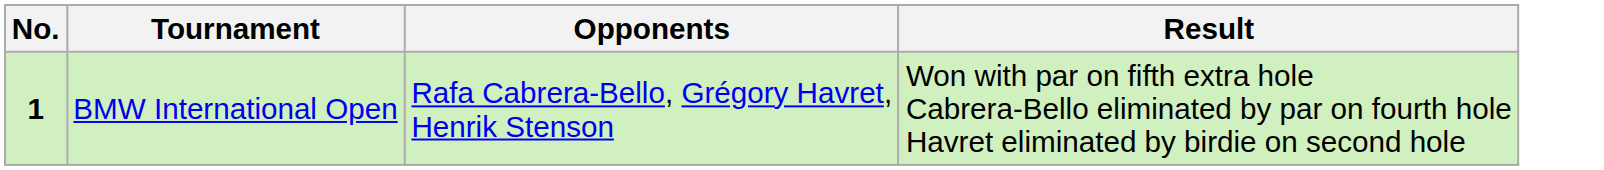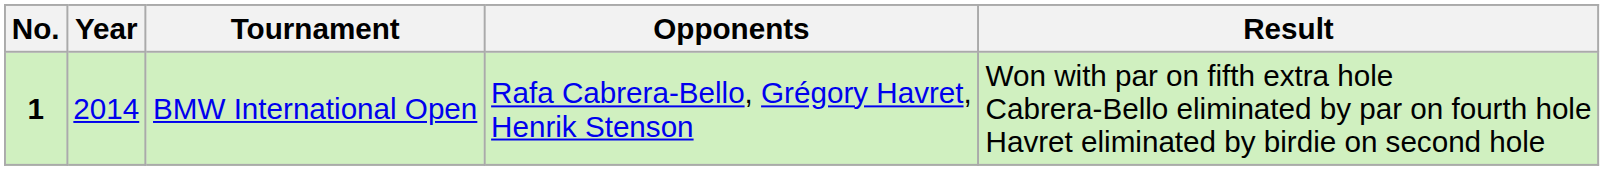+ column: (106, 29)
